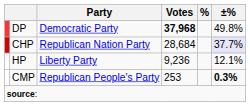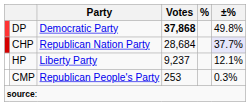(180, 28) 37,968 -> (180, 28) 37,868
(177, 61) 9,236 -> (177, 61) 9,237
(226, 77) bold -> (226, 77) normal
